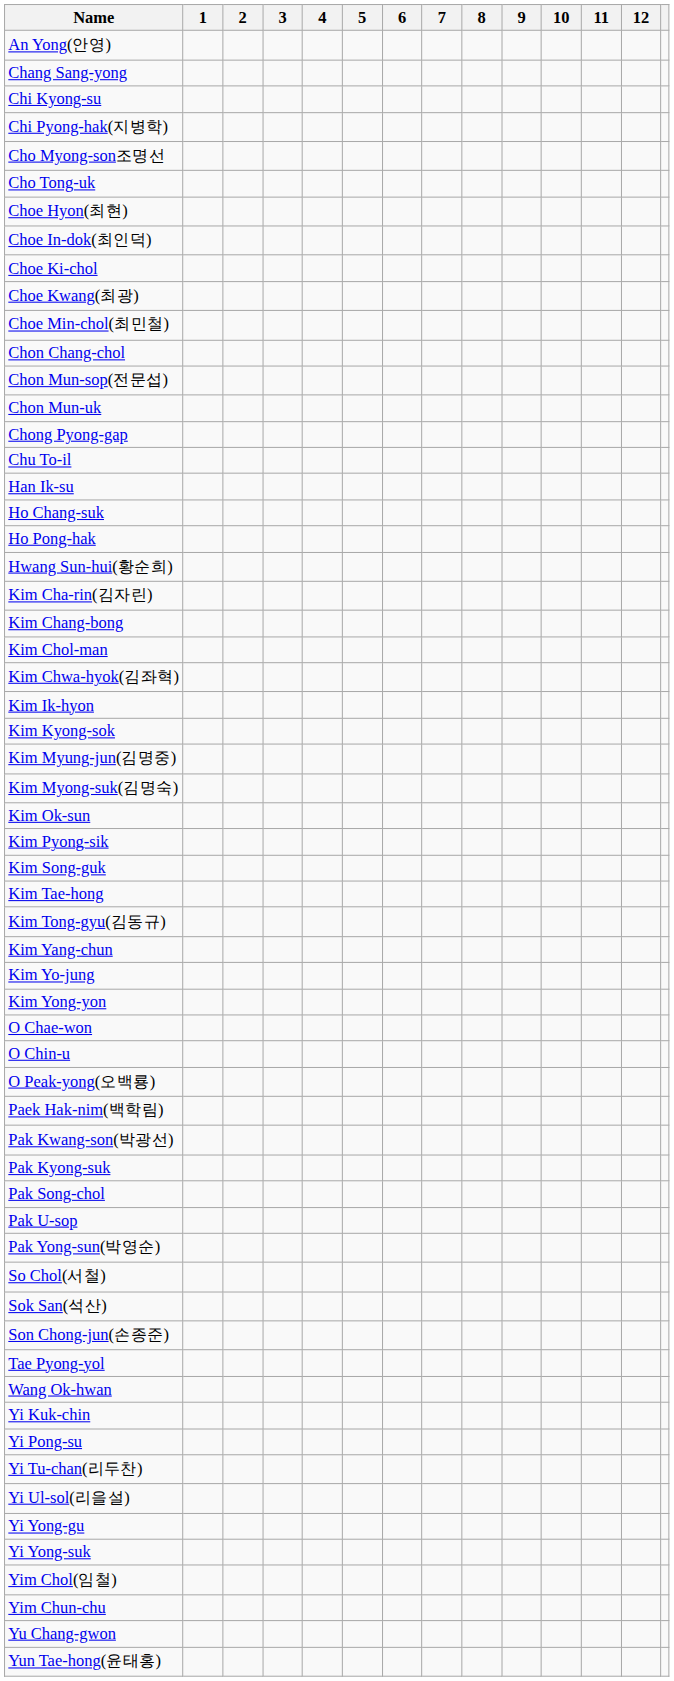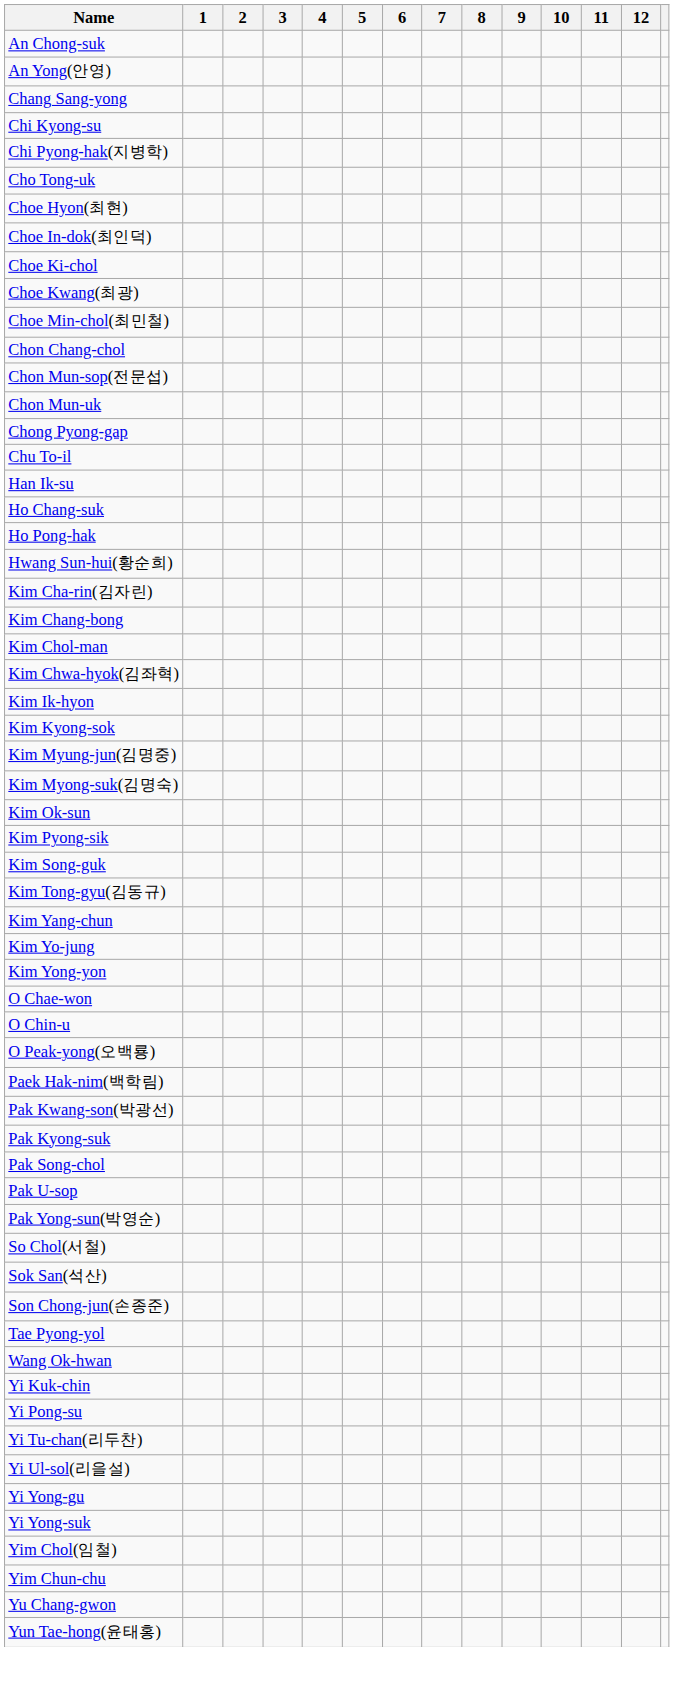+ row: (57, 43)
- row: (87, 155)
- row: (56, 894)
